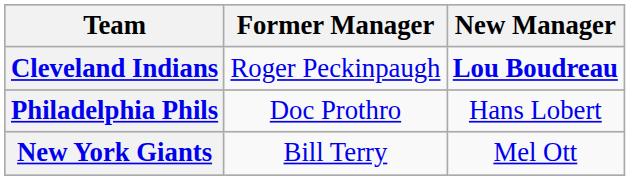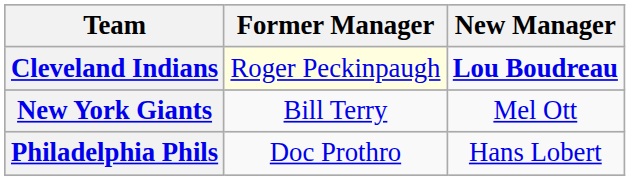(335, 68) no background -> (335, 68) lightyellow background
rows swapped: (115, 152) <-> (115, 110)
